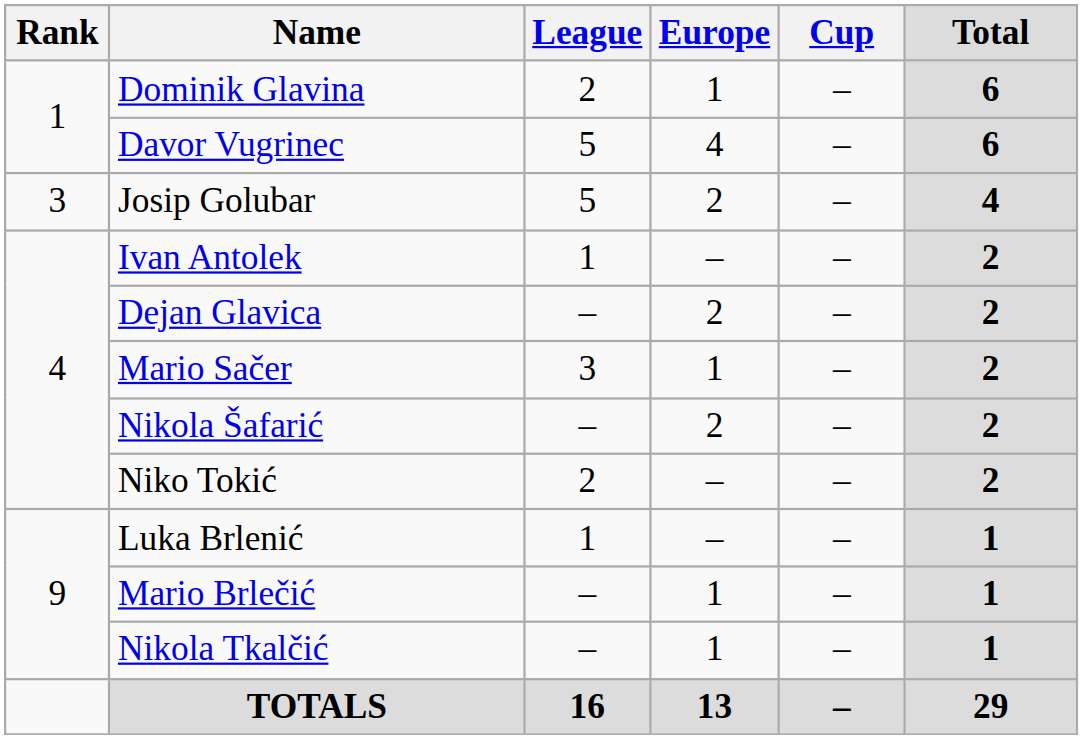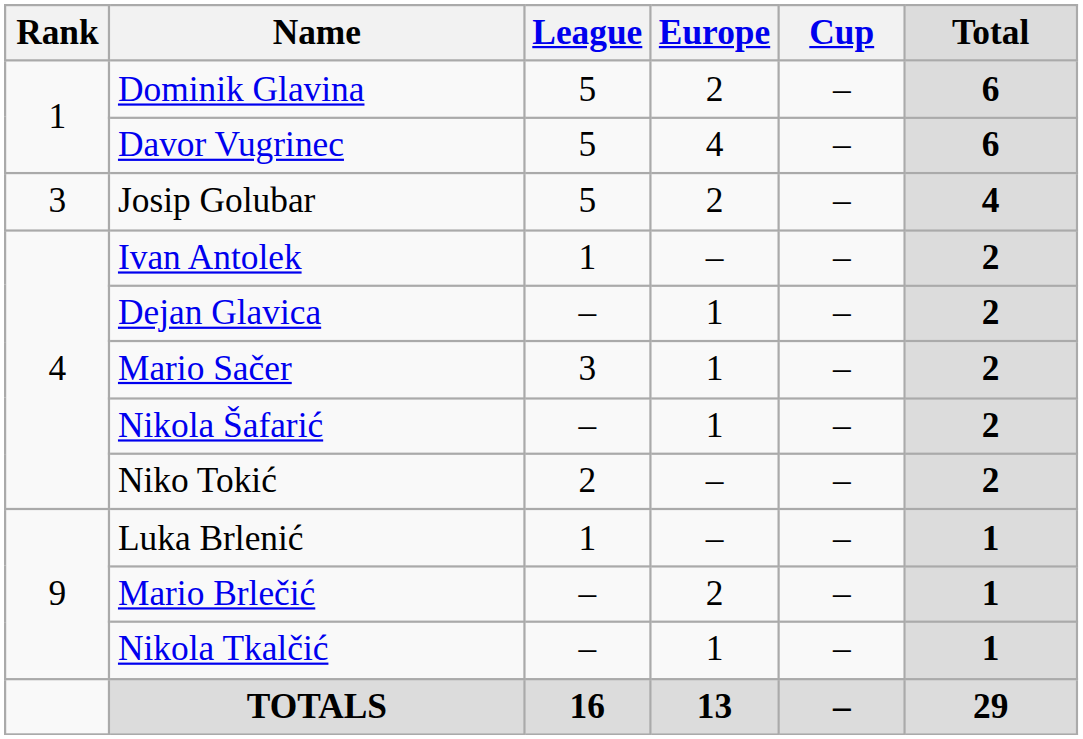(587, 88) 2 -> (587, 88) 5
(715, 88) 1 -> (715, 88) 2
(715, 312) 2 -> (715, 312) 1
(715, 425) 2 -> (715, 425) 1
(715, 593) 1 -> (715, 593) 2
